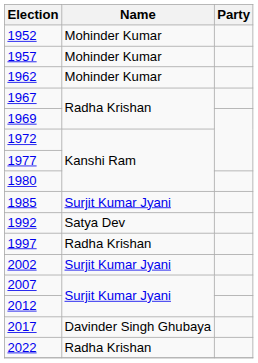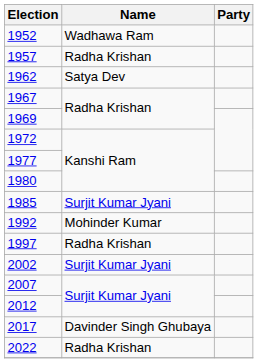(113, 35) Mohinder Kumar -> (109, 35) Wadhawa Ram
(113, 56) Mohinder Kumar -> (108, 56) Radha Krishan
(113, 77) Mohinder Kumar -> (95, 77) Satya Dev
(95, 222) Satya Dev -> (113, 222) Mohinder Kumar
